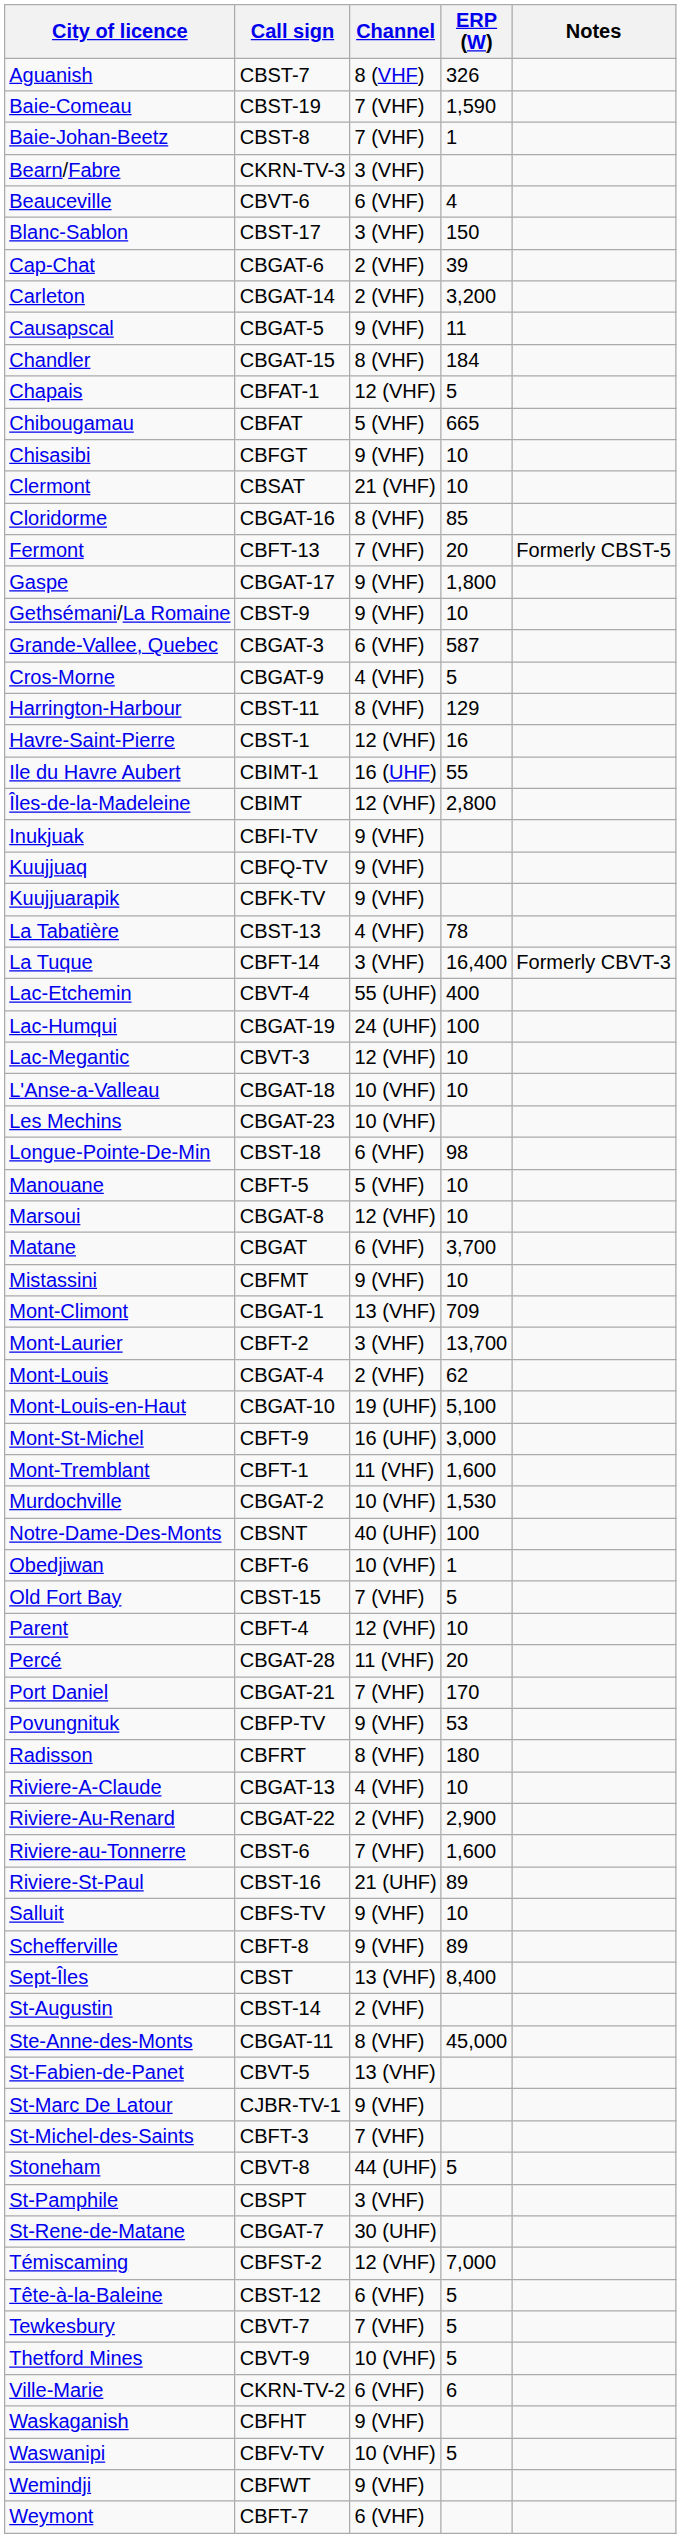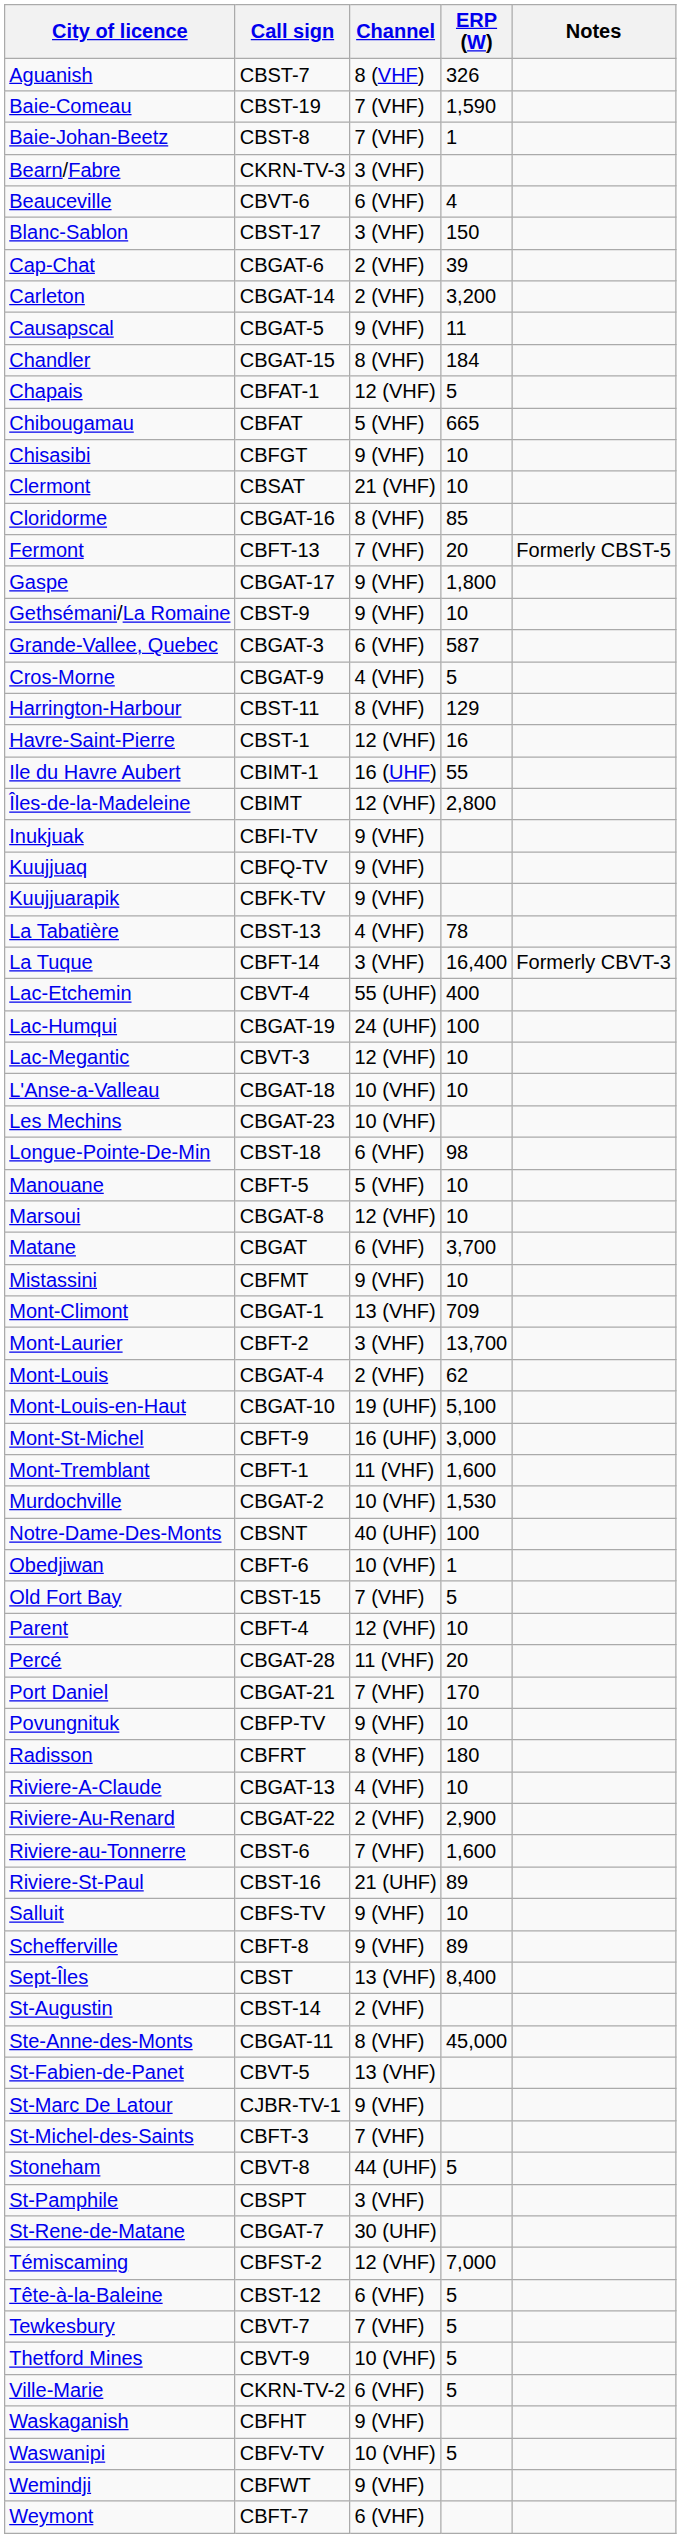(457, 1723) 53 -> (457, 1723) 10
(452, 2390) 6 -> (452, 2390) 5
